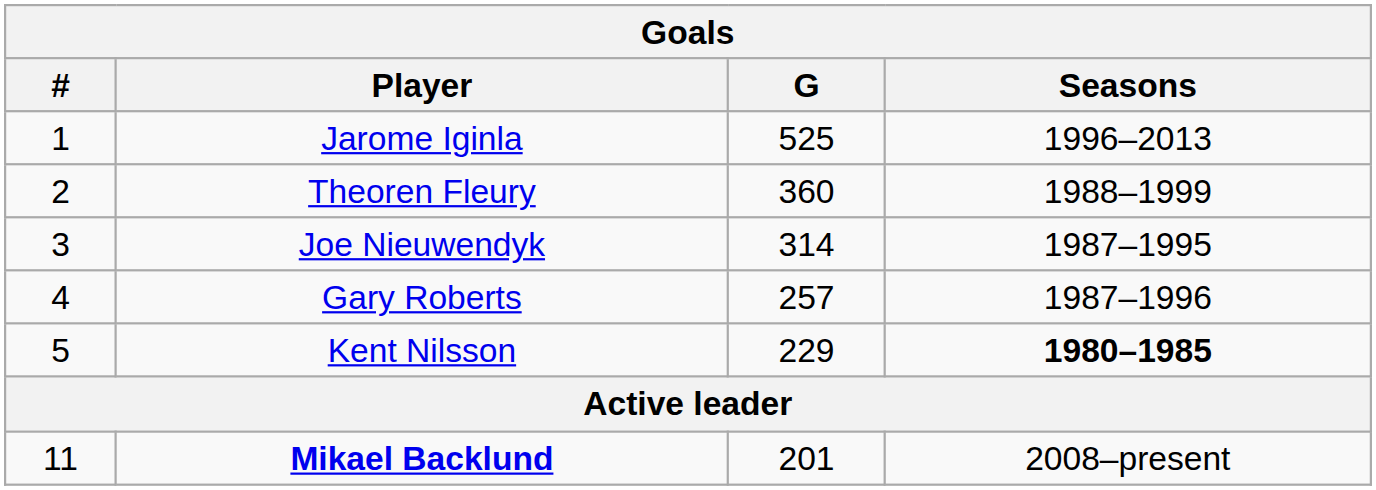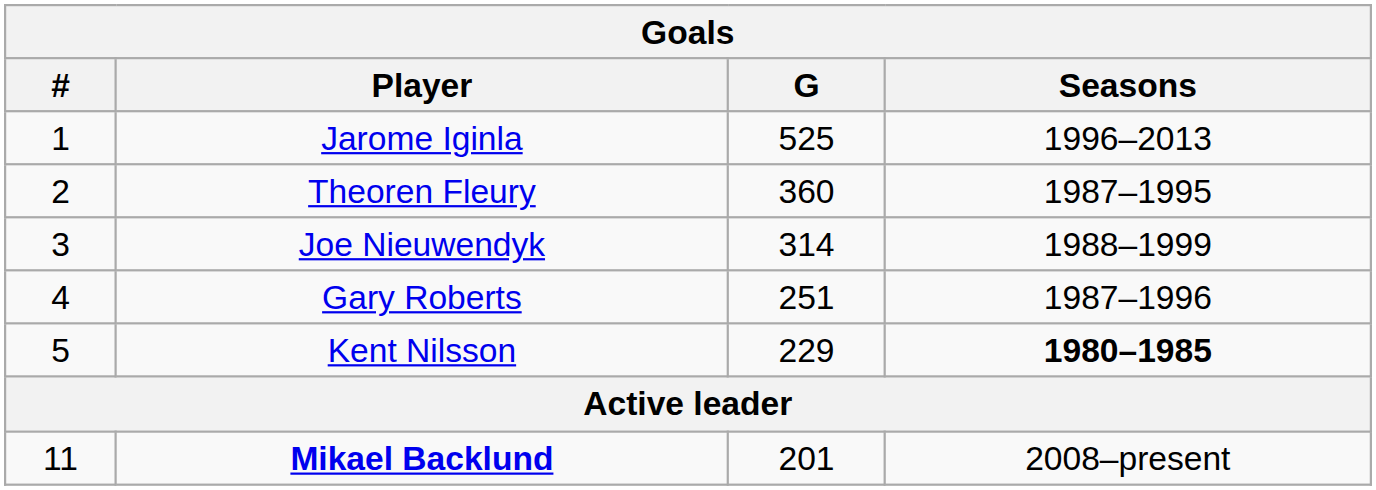(1128, 191) 1988–1999 -> (1128, 191) 1987–1995
(1128, 245) 1987–1995 -> (1128, 245) 1988–1999
(807, 298) 257 -> (807, 298) 251
